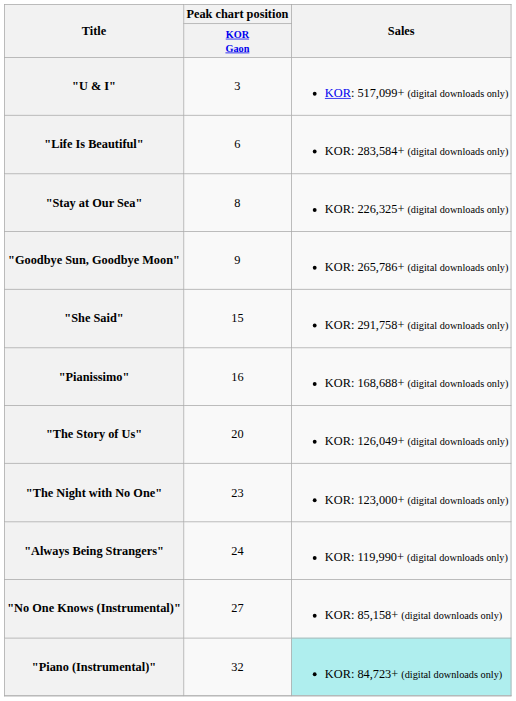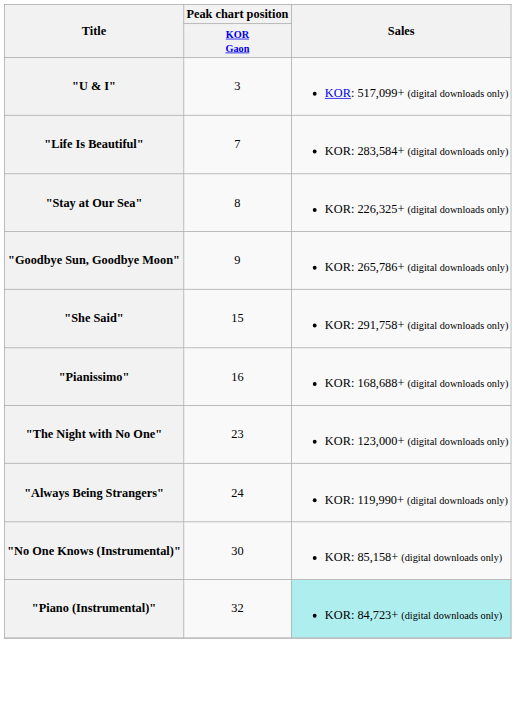(237, 144) 6 -> (237, 144) 7
- row: (94, 434)
(237, 608) 27 -> (237, 550) 30
